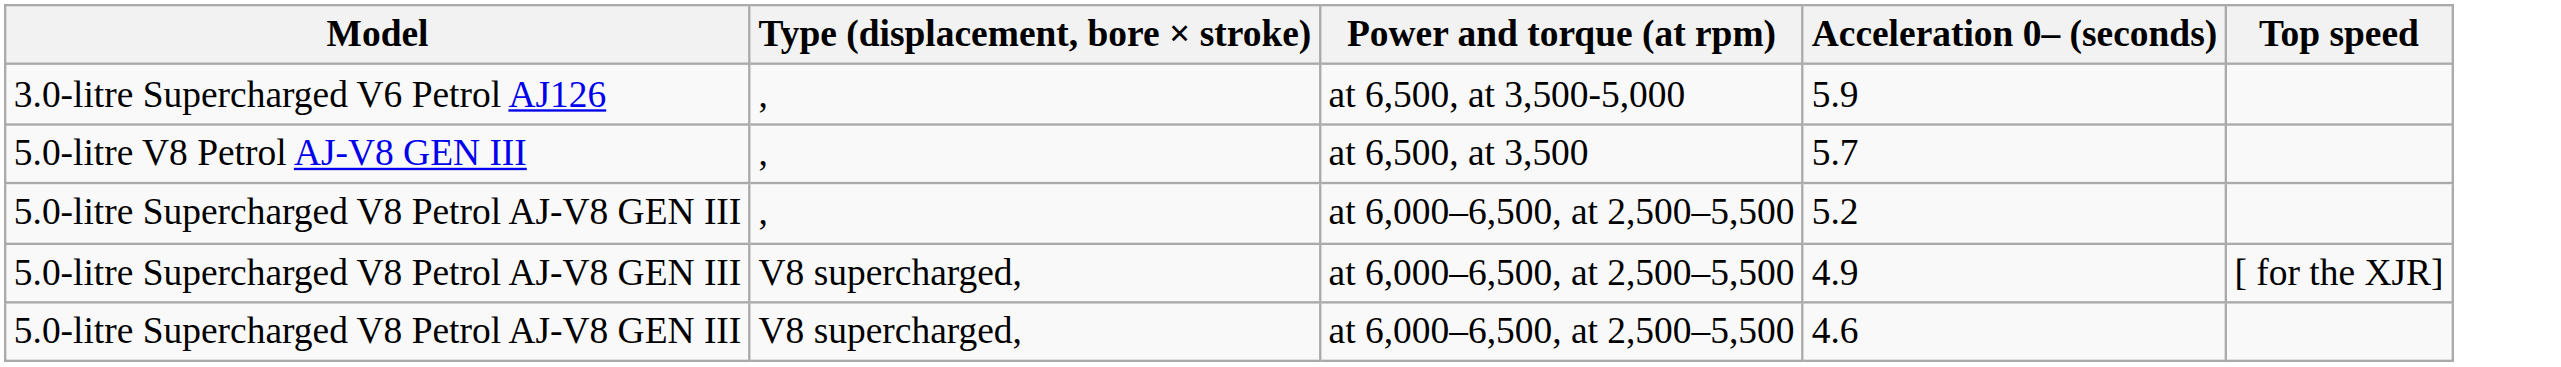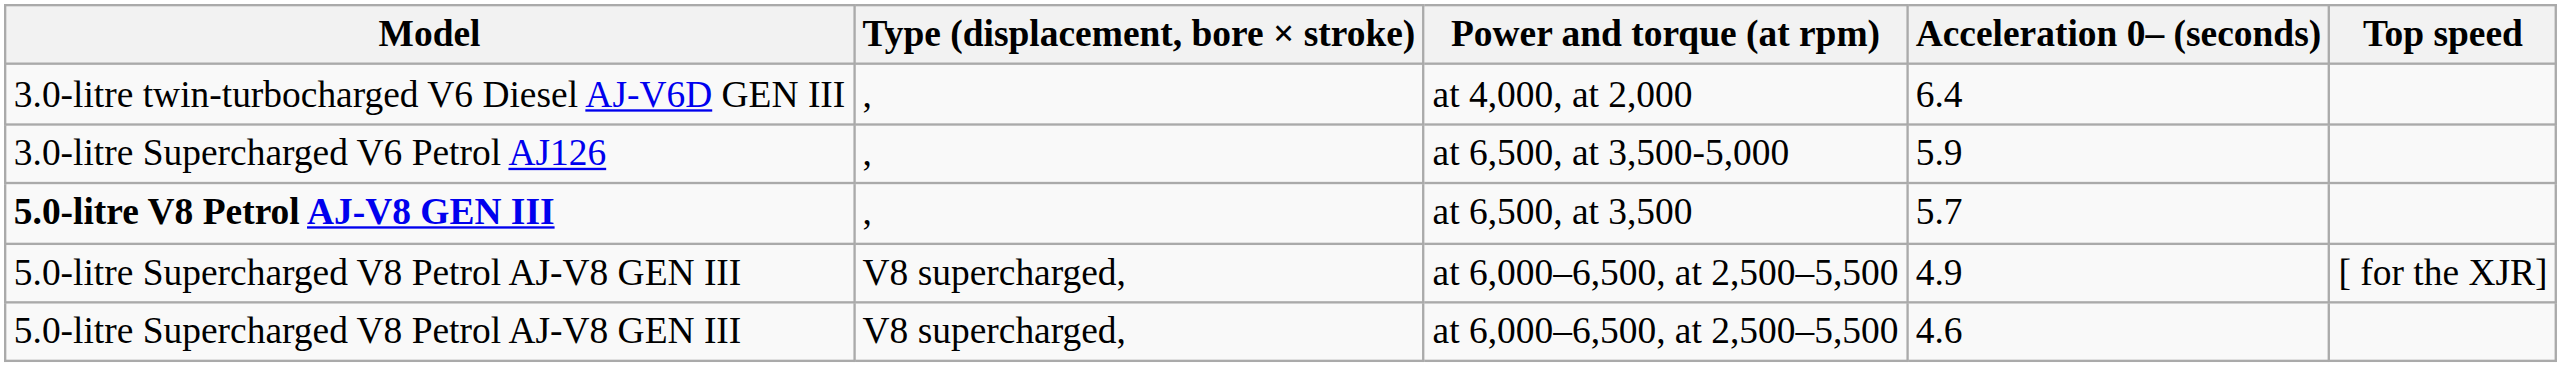+ row: (1939, 93)
(270, 152) normal -> (284, 212) bold
- row: (1835, 212)
